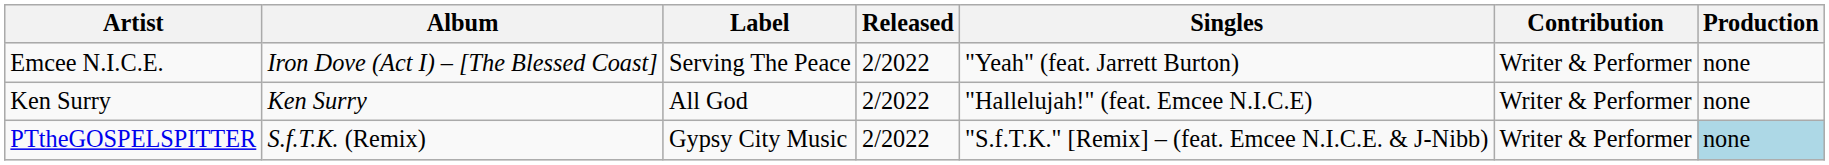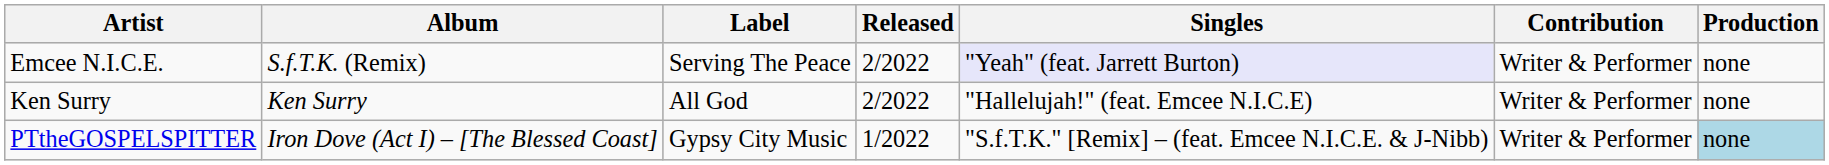(463, 62) Iron Dove (Act I) – [The Blessed Coast] -> (347, 62) S.f.T.K. (Remix)
(1102, 62) no background -> (1102, 62) lavender background
(347, 139) S.f.T.K. (Remix) -> (463, 139) Iron Dove (Act I) – [The Blessed Coast]
(896, 139) 2/2022 -> (896, 139) 1/2022
